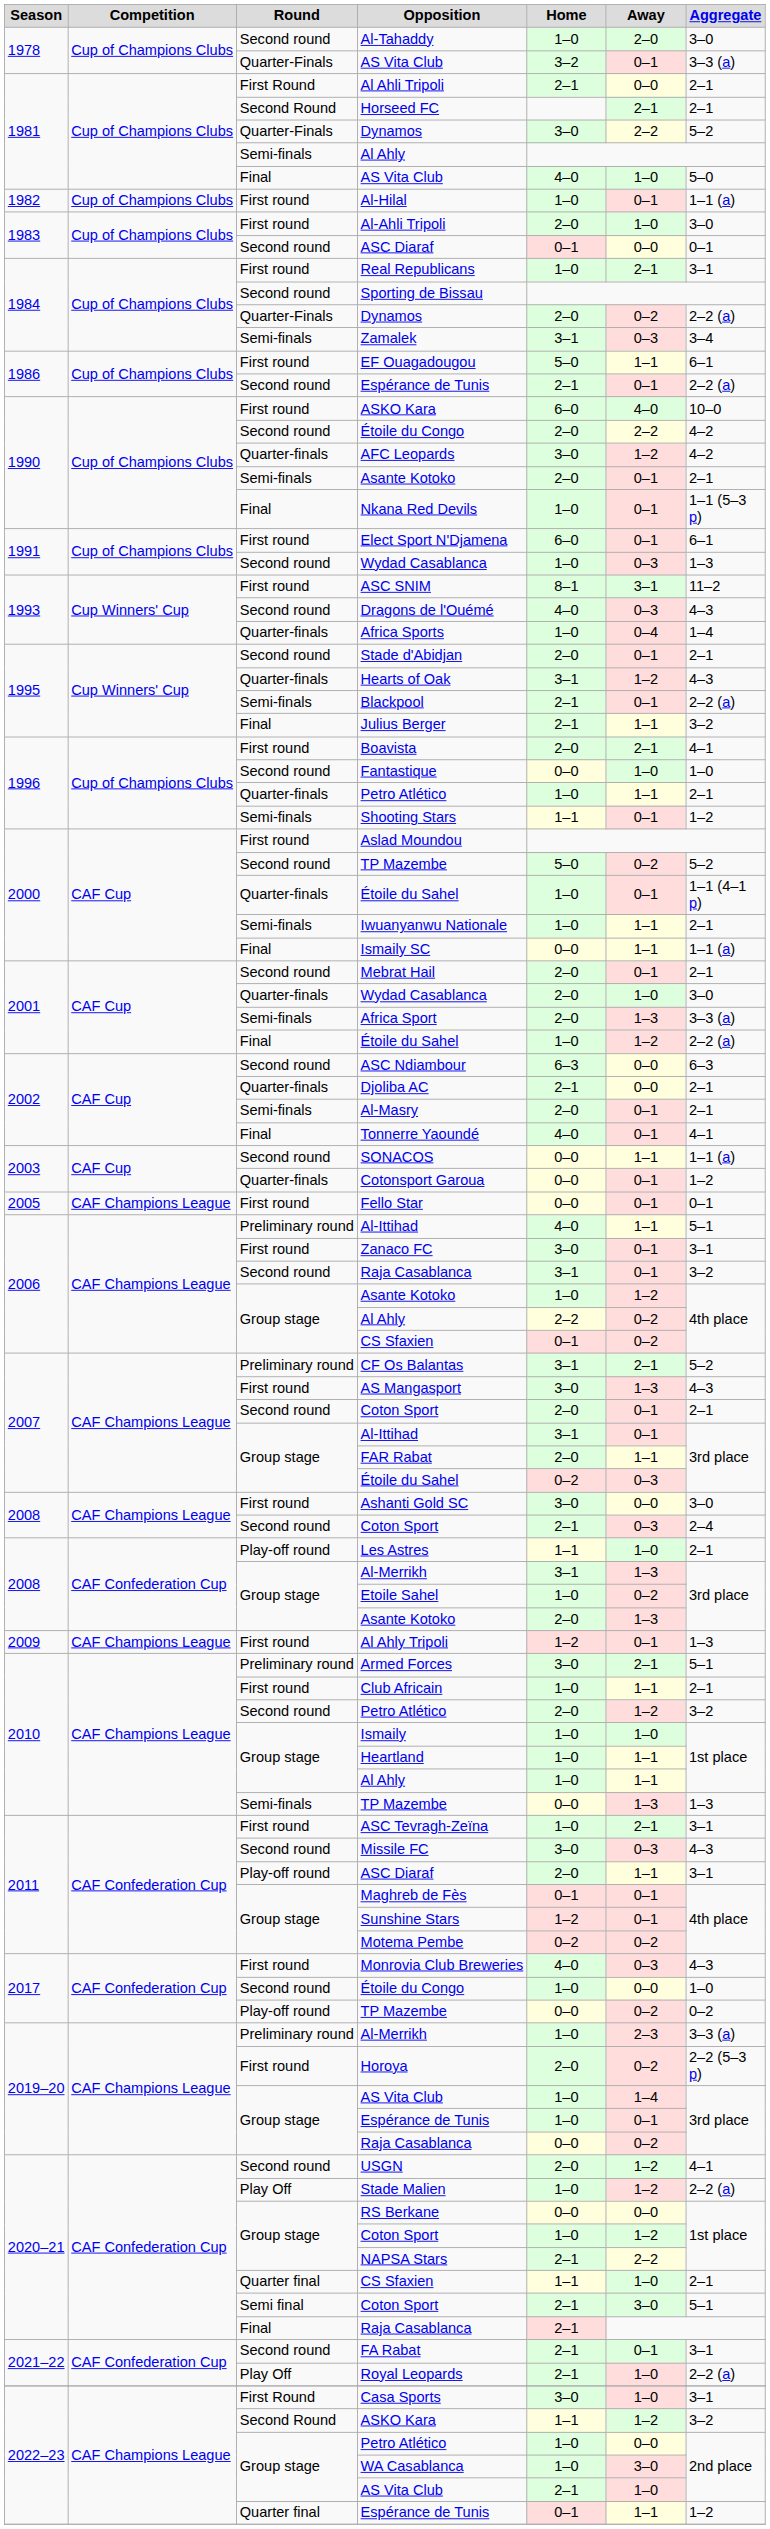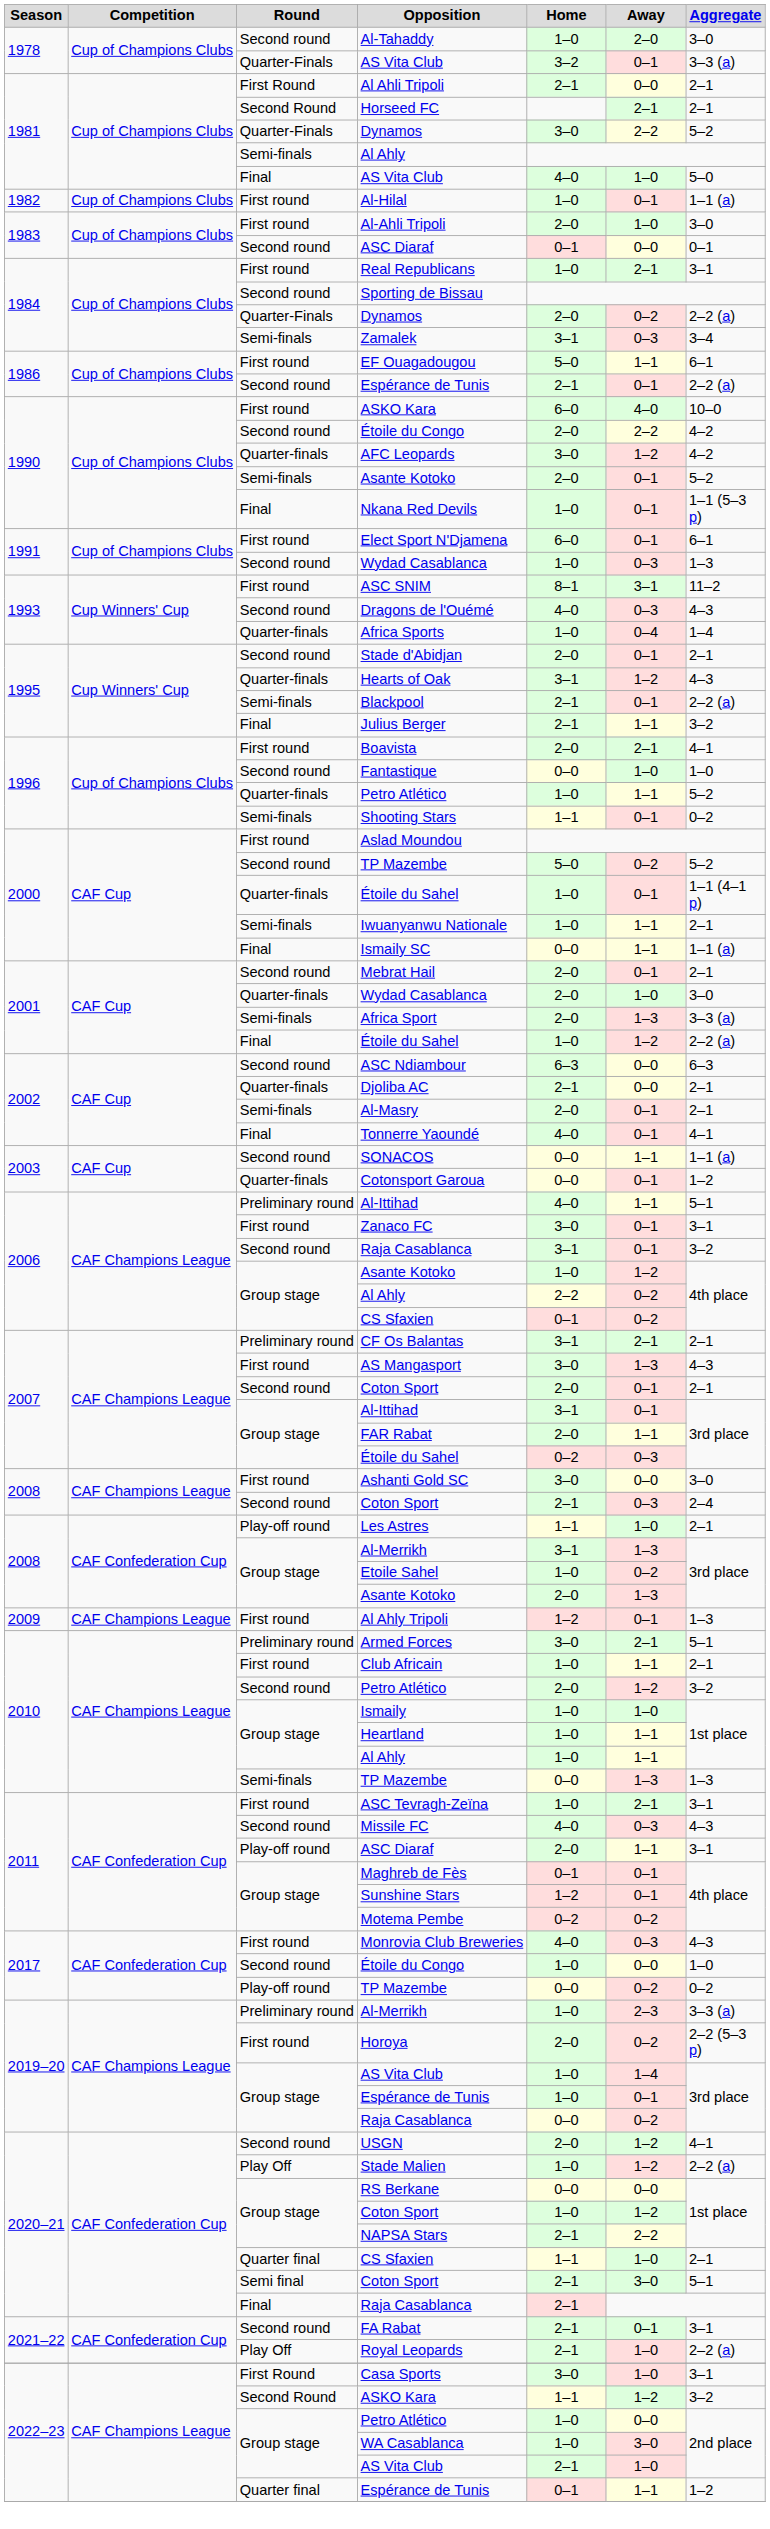(701, 477) 2–1 -> (701, 477) 5–2
(701, 794) 2–1 -> (701, 794) 5–2
(701, 817) 1–2 -> (701, 817) 0–2
- row: (24, 1203)
(701, 1365) 5–2 -> (701, 1341) 2–1
(566, 1849) 3–0 -> (566, 1826) 4–0
